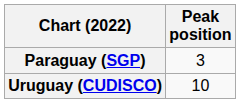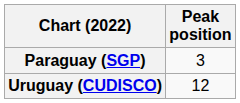(200, 85) 10 -> (200, 85) 12
